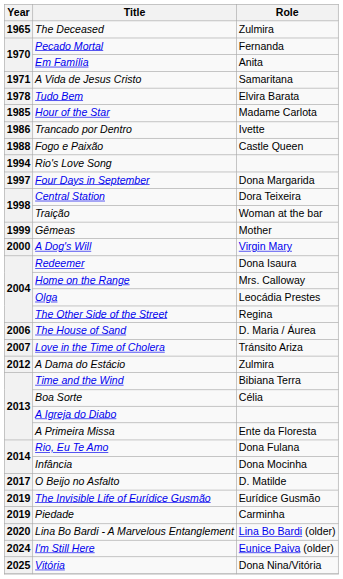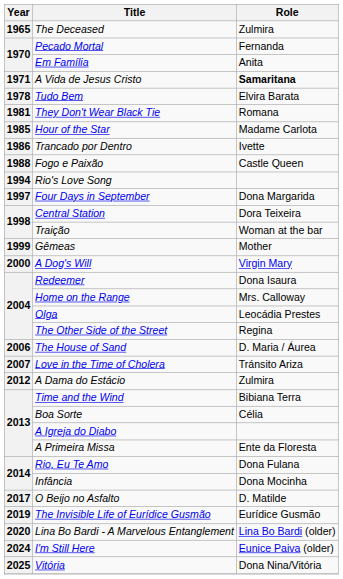(266, 79) normal -> (267, 79) bold
+ row: (98, 113)
- row: (55, 515)
